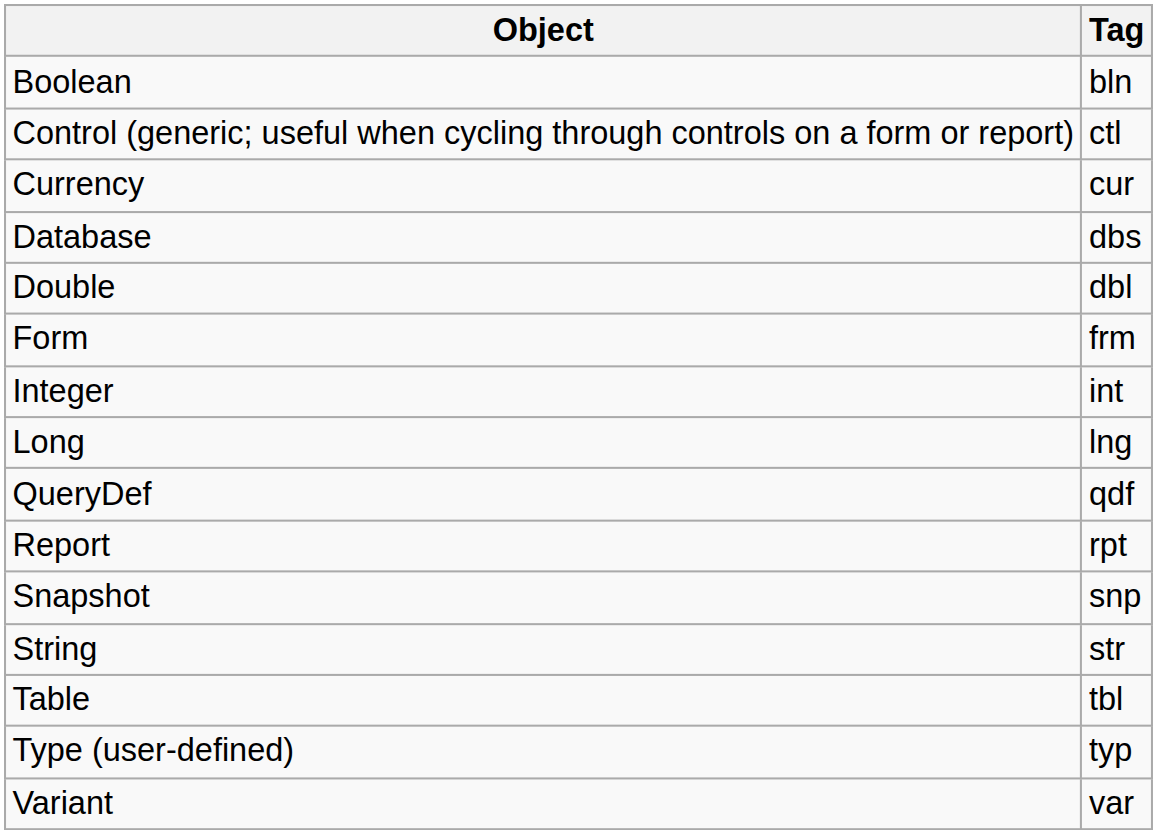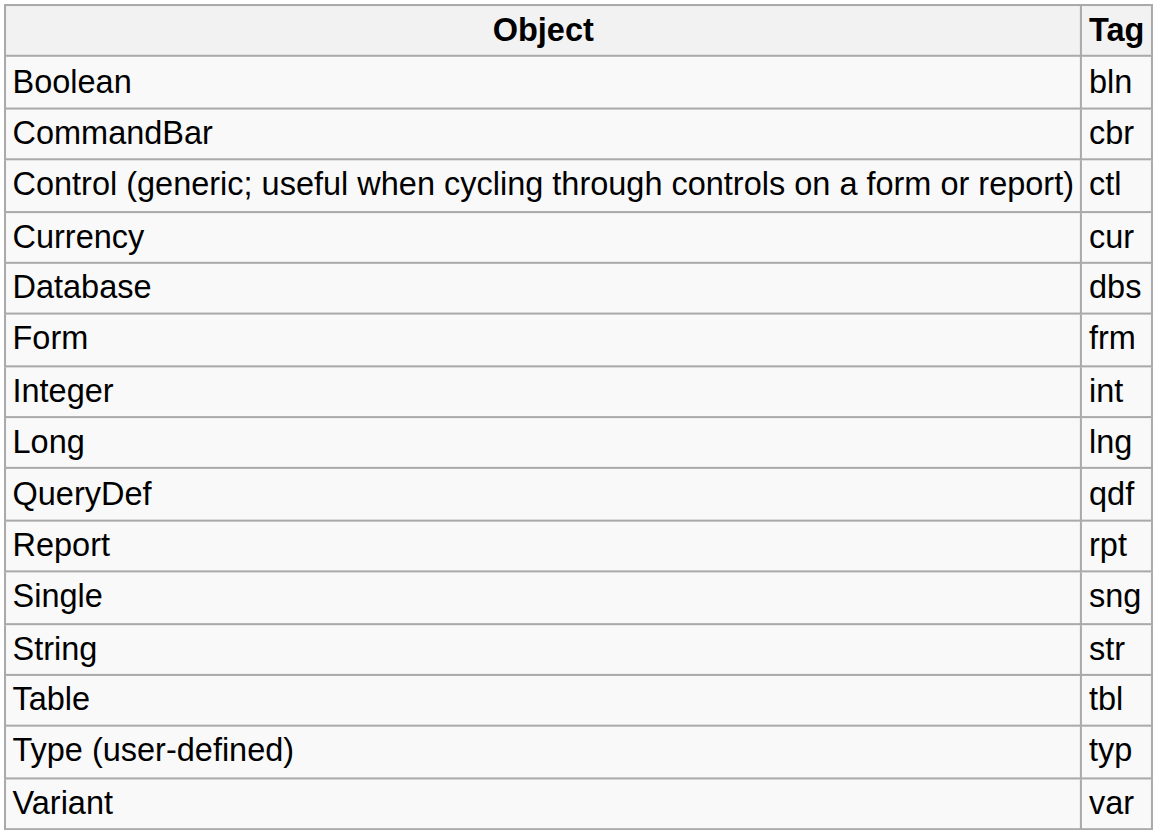+ row: (113, 133)
- row: (64, 287)
+ row: (58, 596)
- row: (81, 596)
